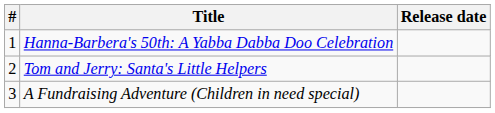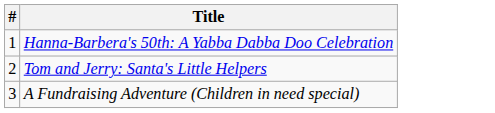- column: (444, 17)
